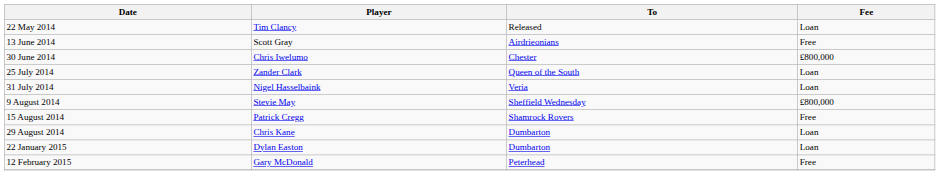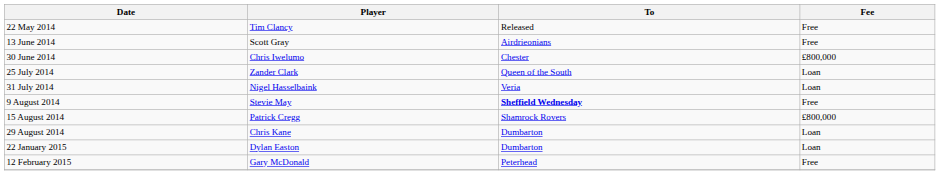(809, 27) Loan -> (810, 27) Free
(547, 102) normal -> (542, 102) bold
(817, 102) £800,000 -> (810, 102) Free
(808, 117) Free -> (819, 117) £800,000
